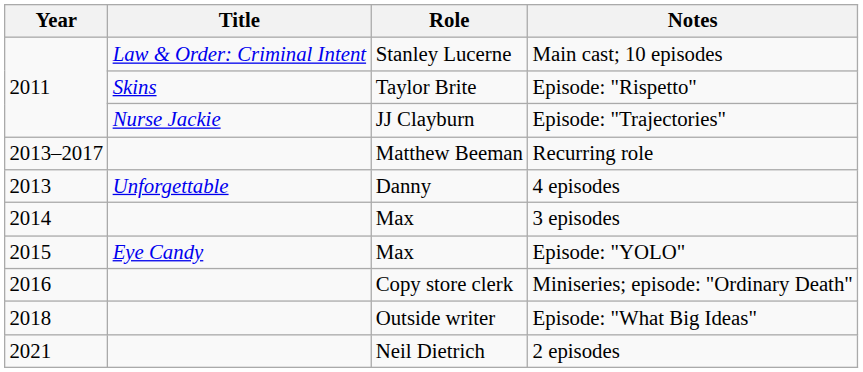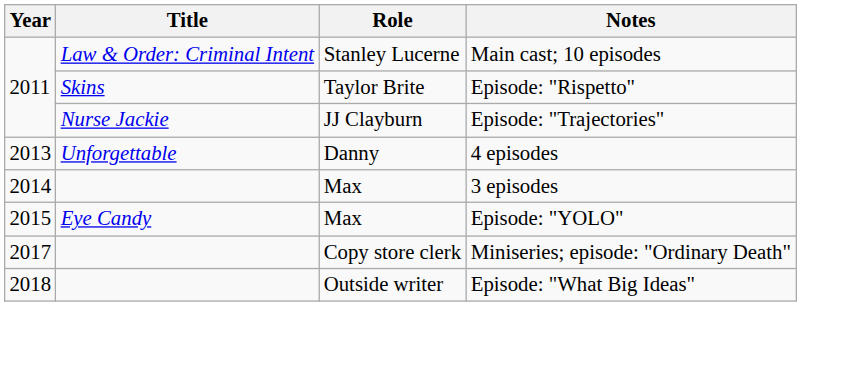- row: (593, 152)
(30, 284) 2016 -> (30, 251) 2017
- row: (576, 350)
